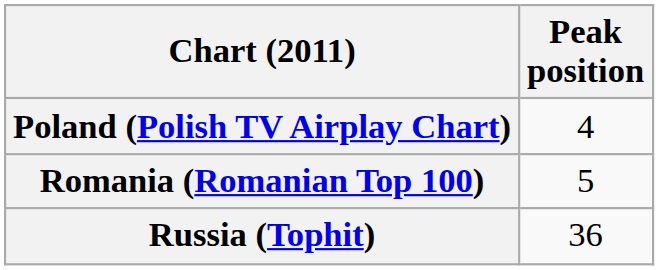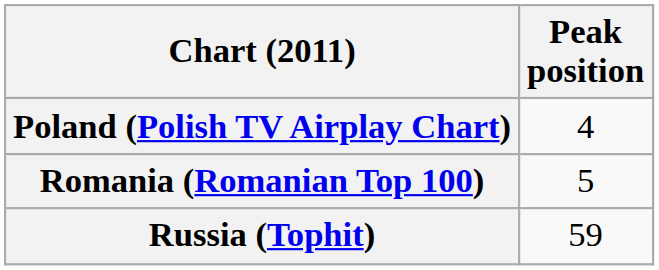(586, 235) 36 -> (586, 235) 59
